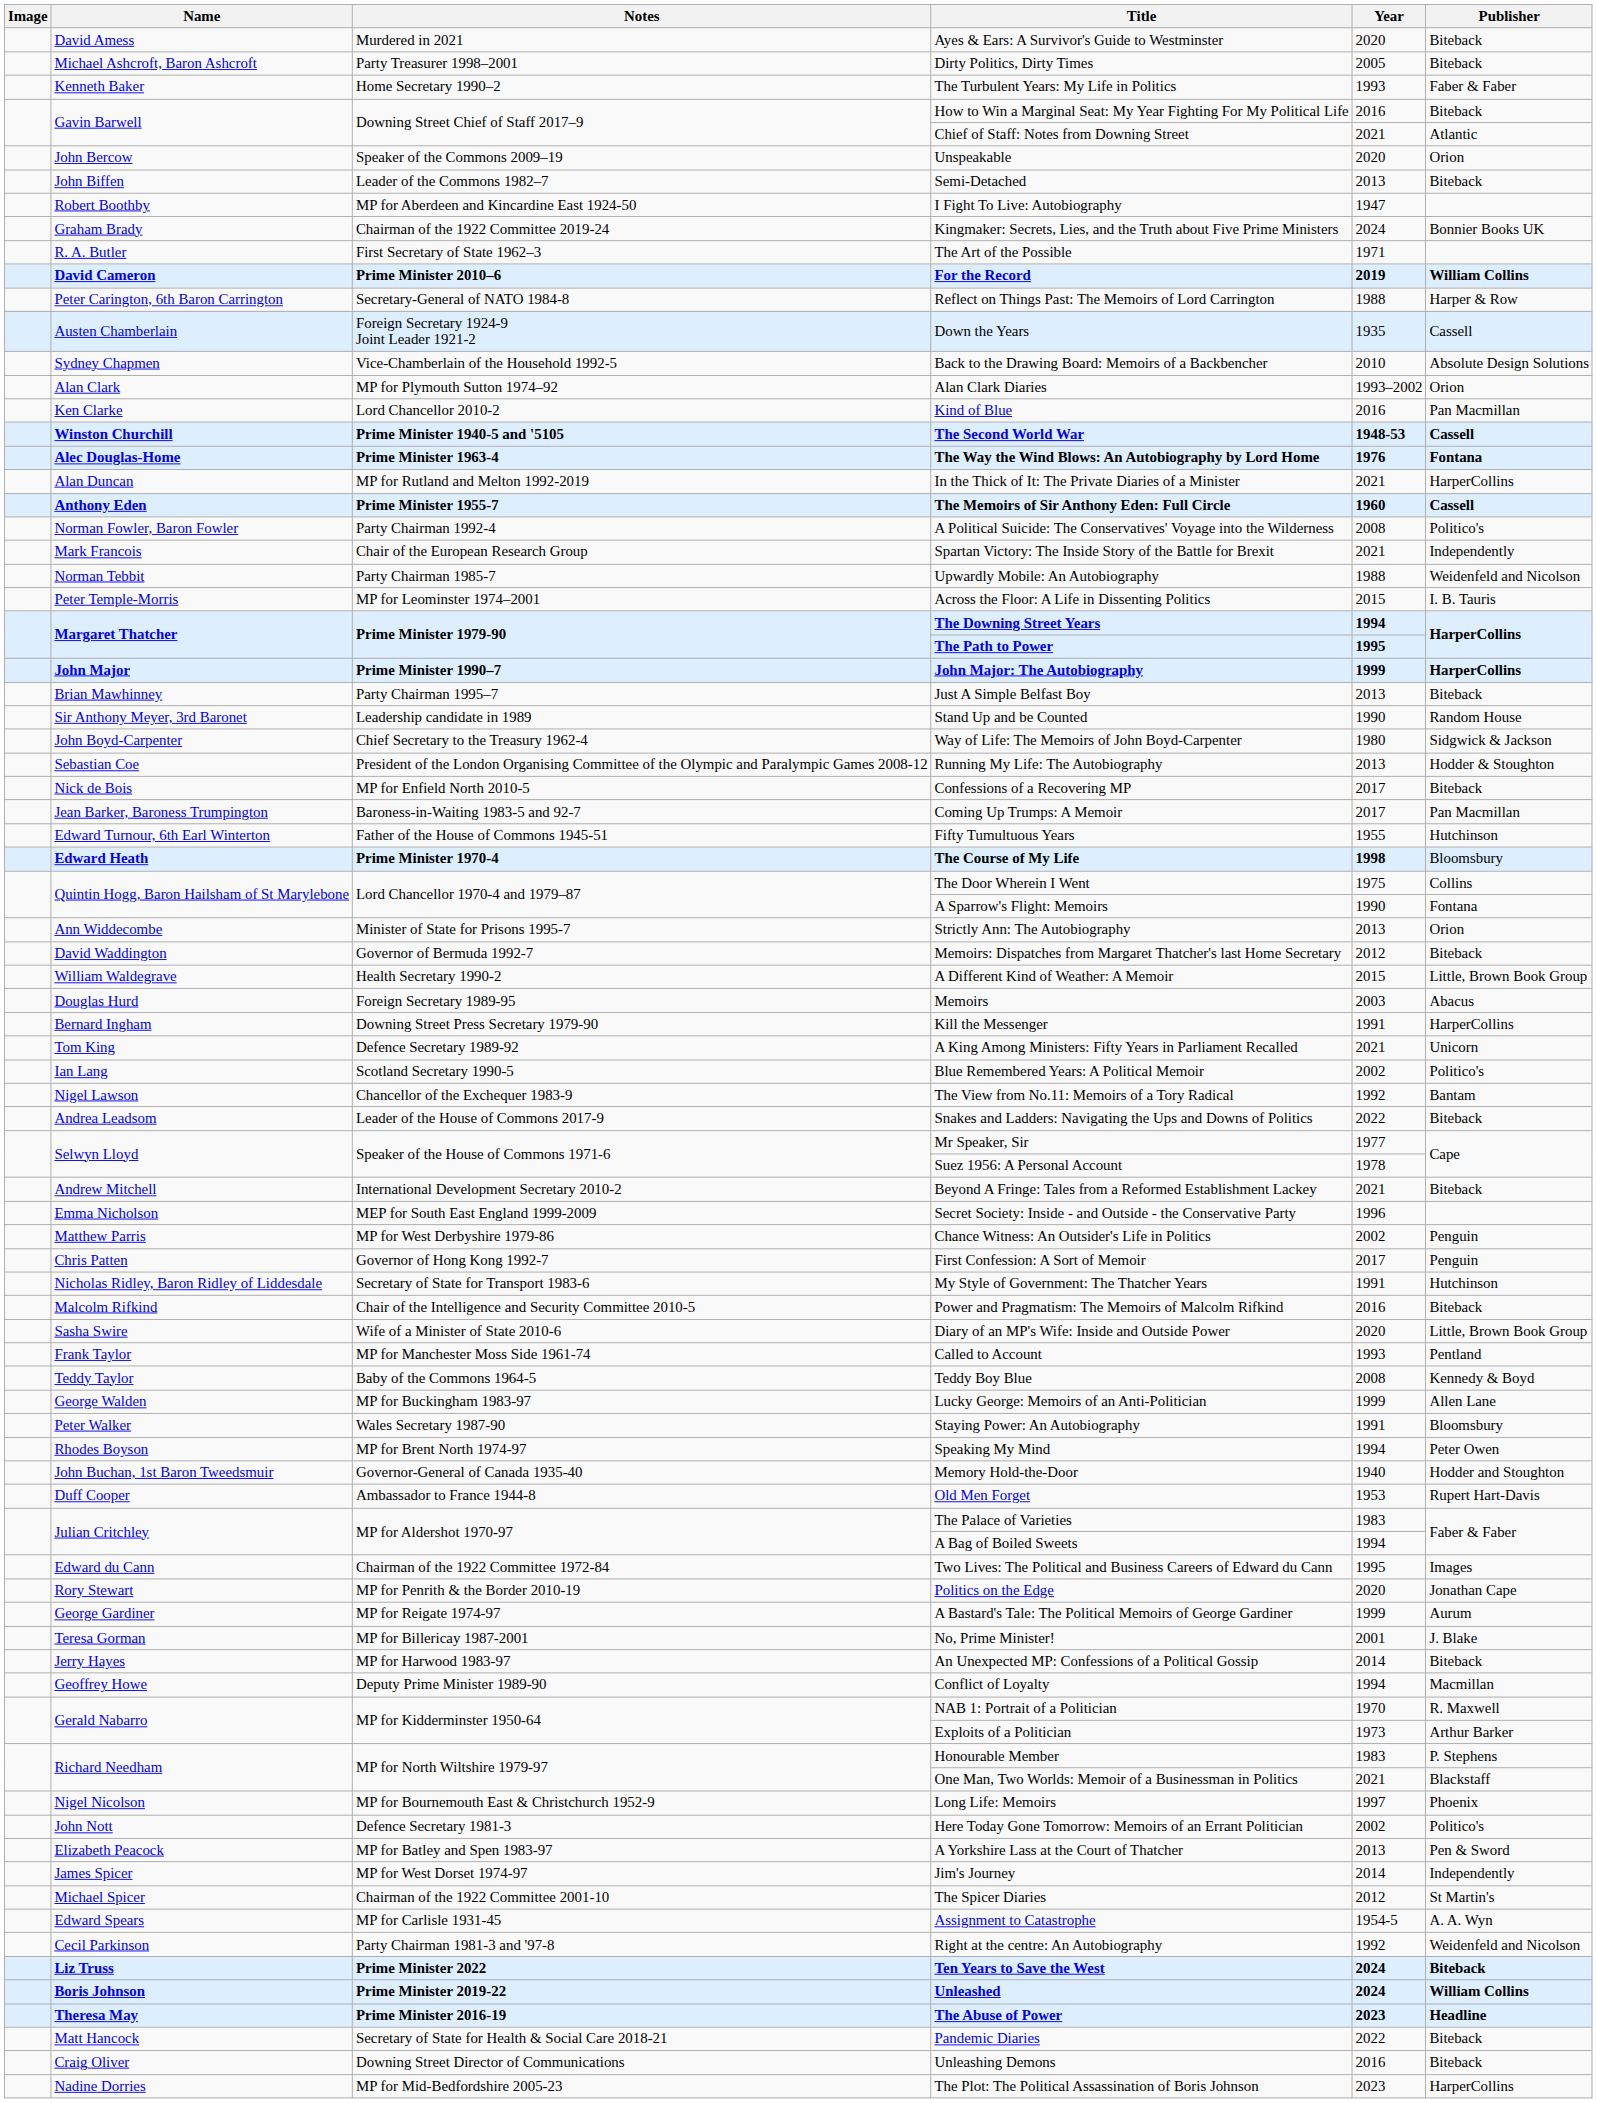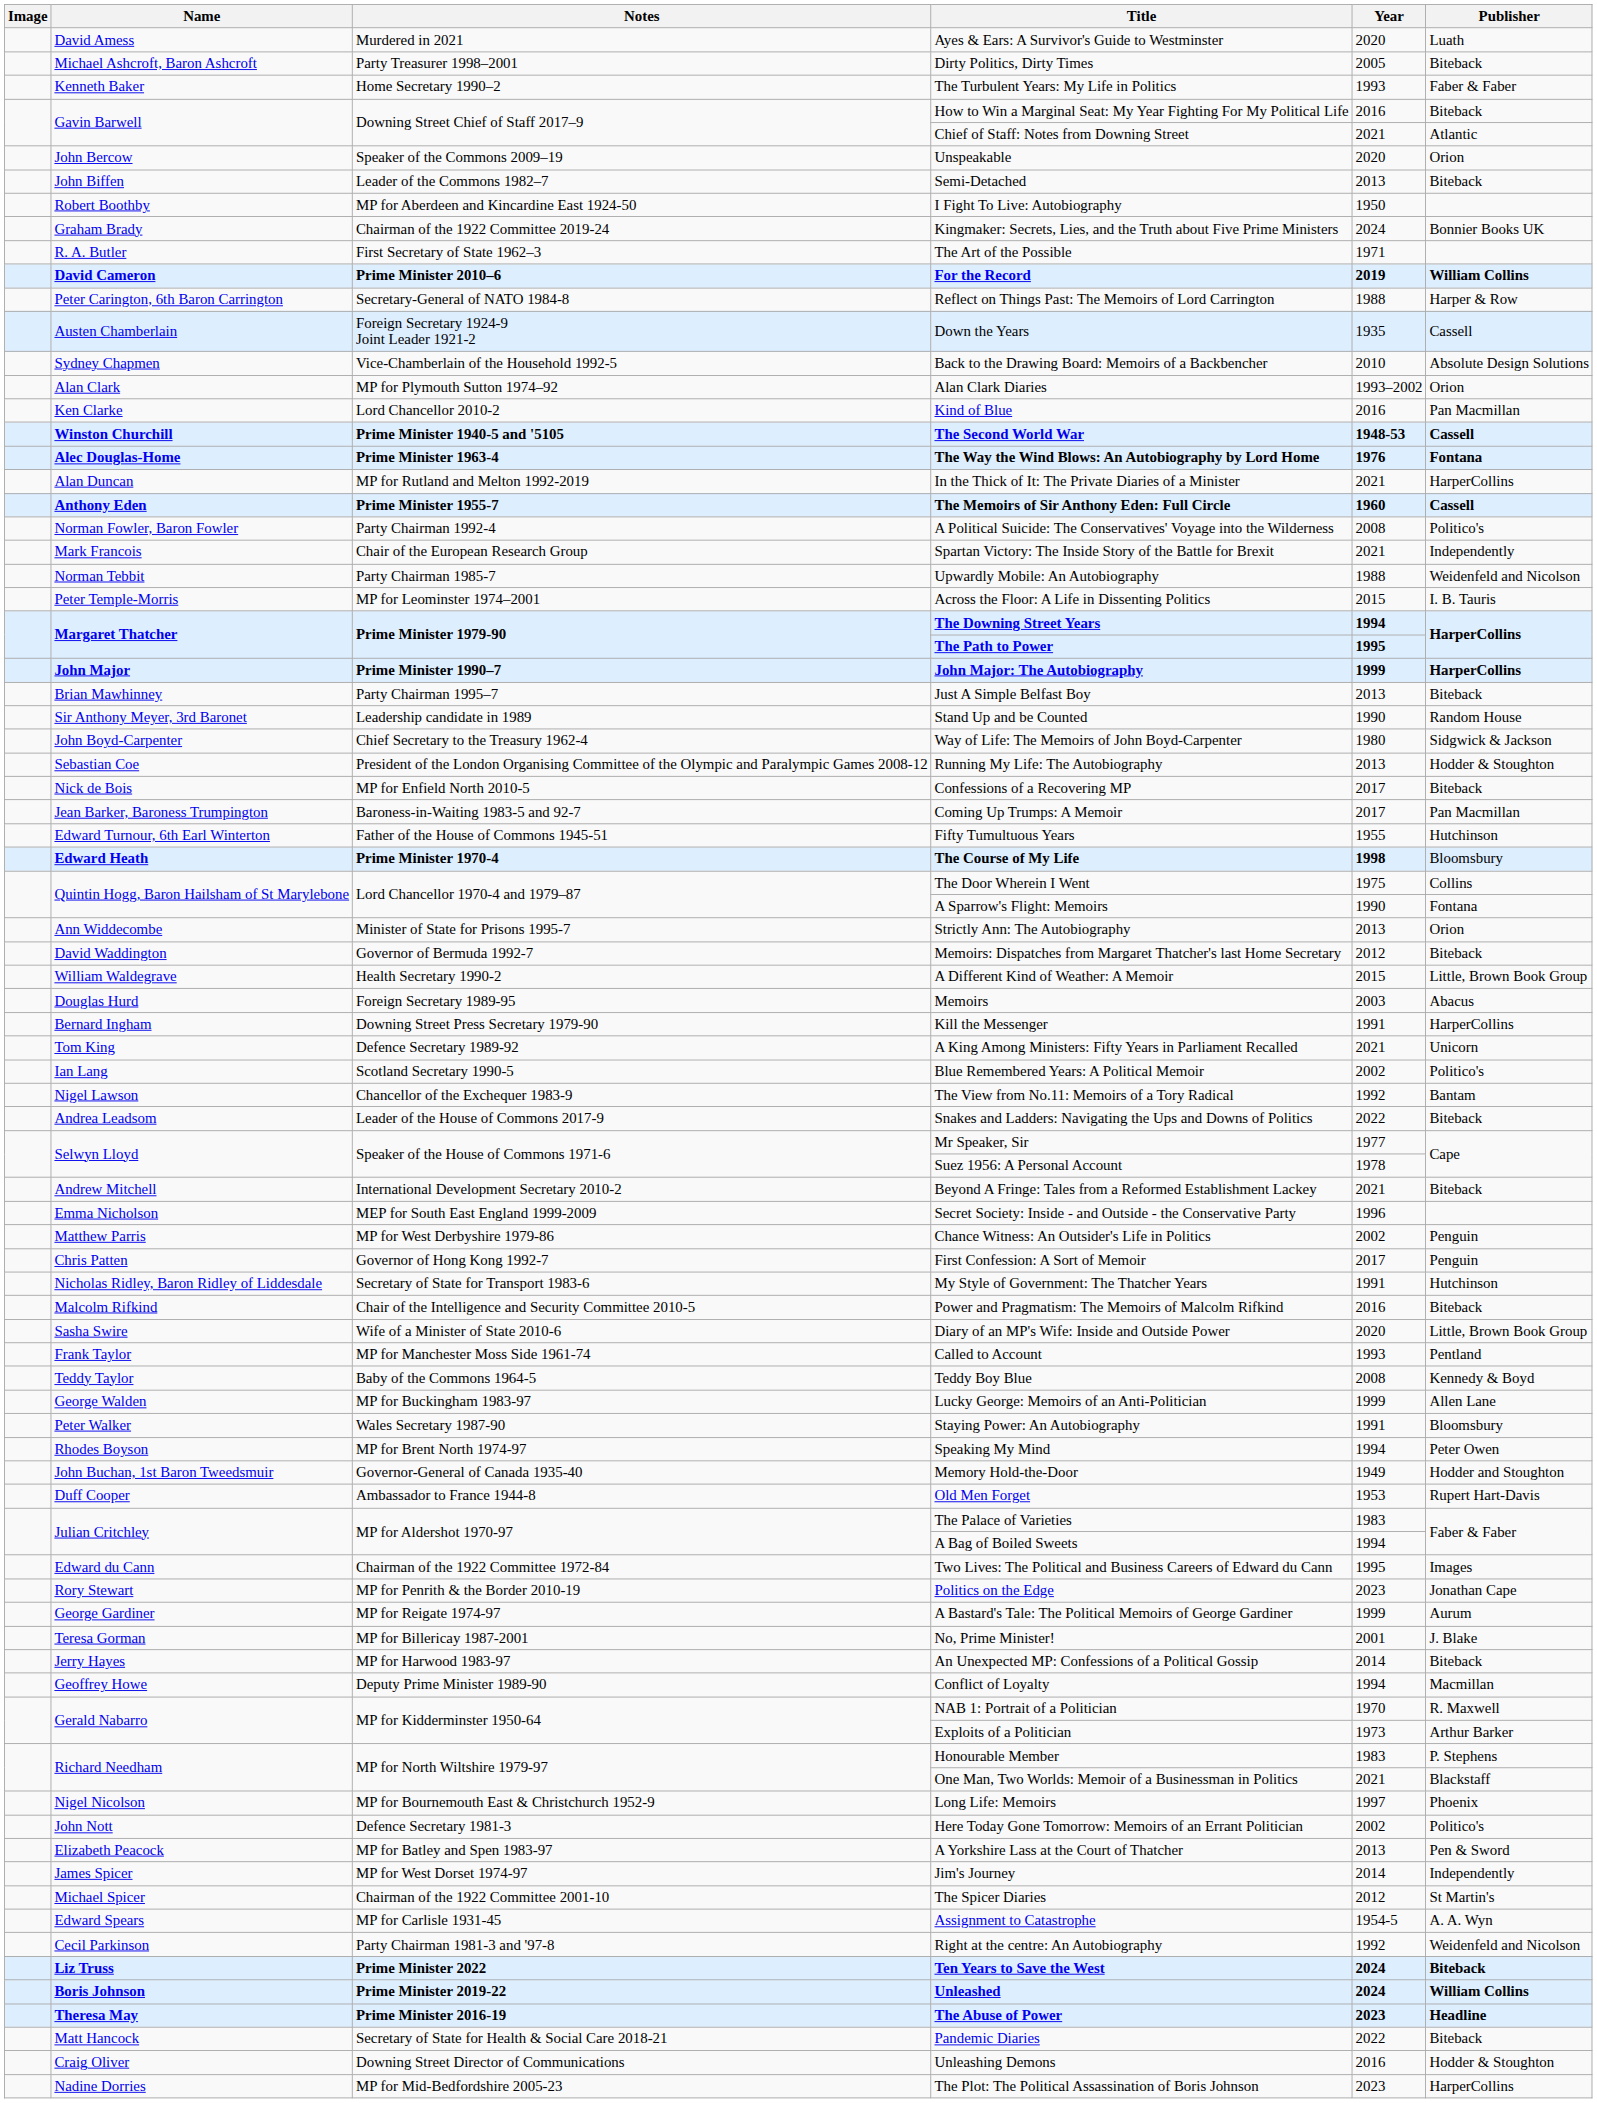(1456, 39) Biteback -> (1447, 39) Luath
(1370, 205) 1947 -> (1370, 205) 1950
(1370, 1472) 1940 -> (1370, 1472) 1949
(1370, 1590) 2020 -> (1370, 1590) 2023
(1456, 2062) Biteback -> (1492, 2062) Hodder & Stoughton
